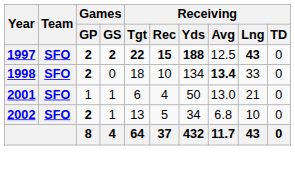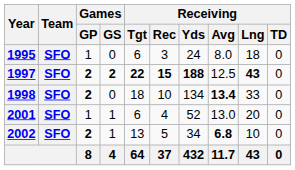+ row: (21, 54)
(193, 94) 50 -> (193, 114) 52
(253, 94) 21 -> (253, 114) 20
(223, 114) normal -> (223, 134) bold
